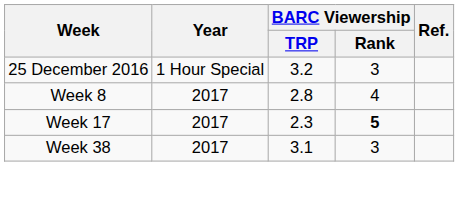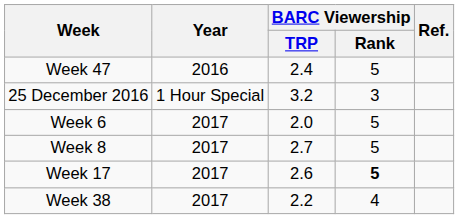+ row: (78, 69)
+ row: (78, 122)
(302, 95) 2.8 -> (302, 148) 2.7
(375, 95) 4 -> (375, 148) 5
(302, 122) 2.3 -> (302, 174) 2.6
(302, 148) 3.1 -> (302, 200) 2.2
(375, 148) 3 -> (375, 200) 4
